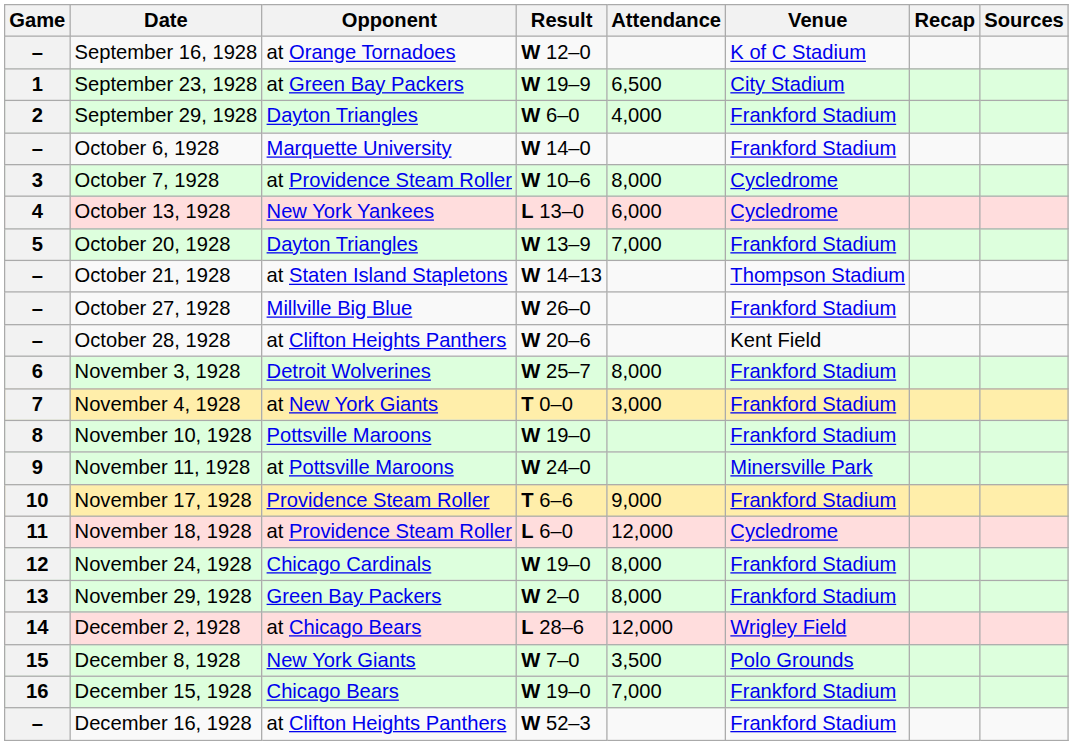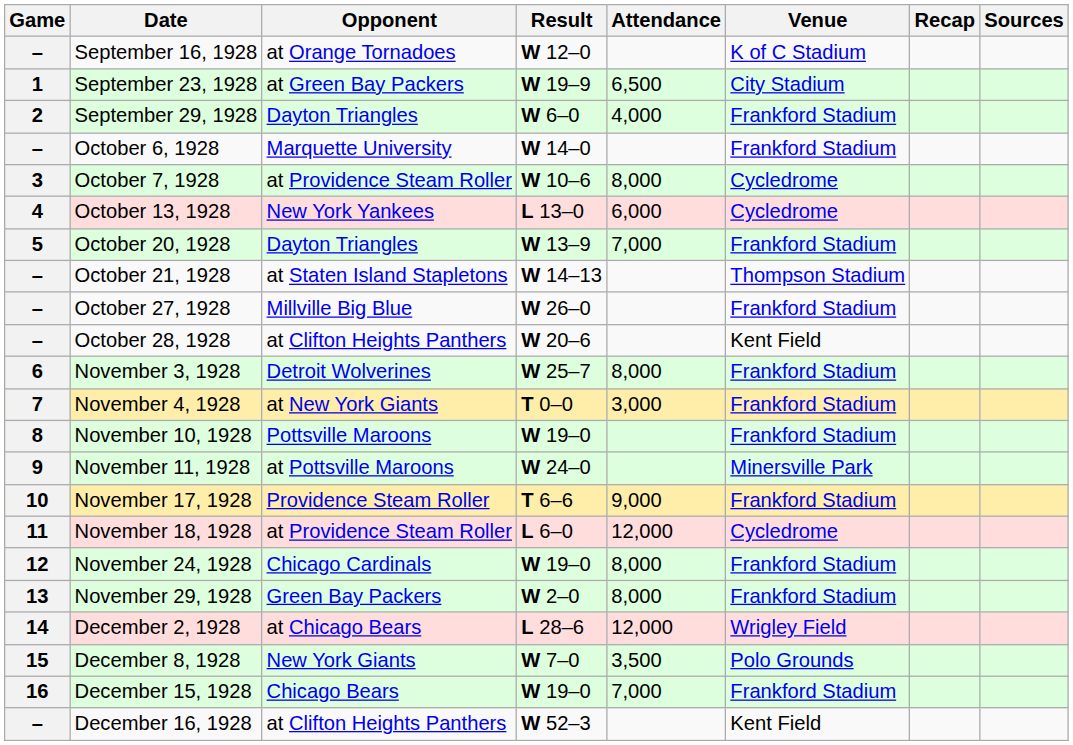(813, 723) Frankford Stadium -> (776, 723) Kent Field
